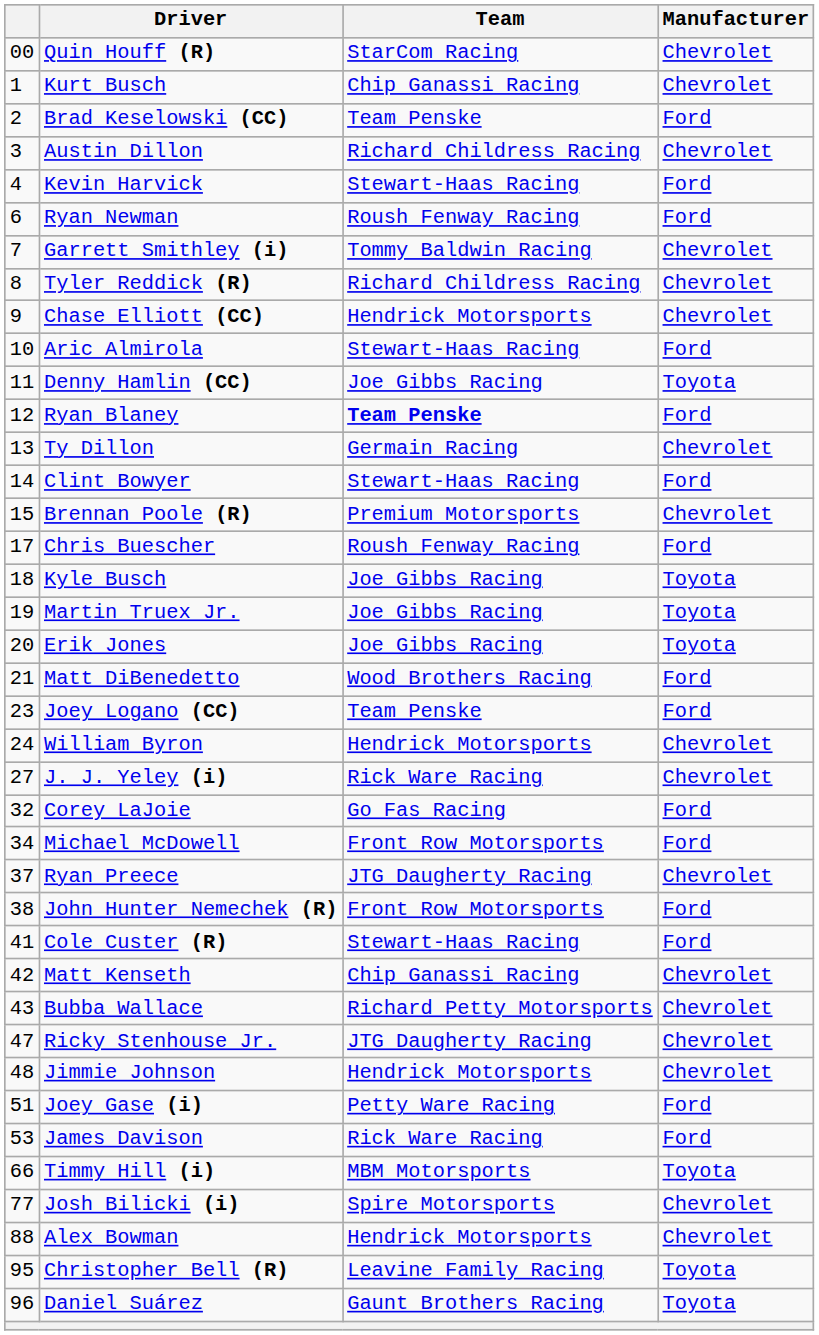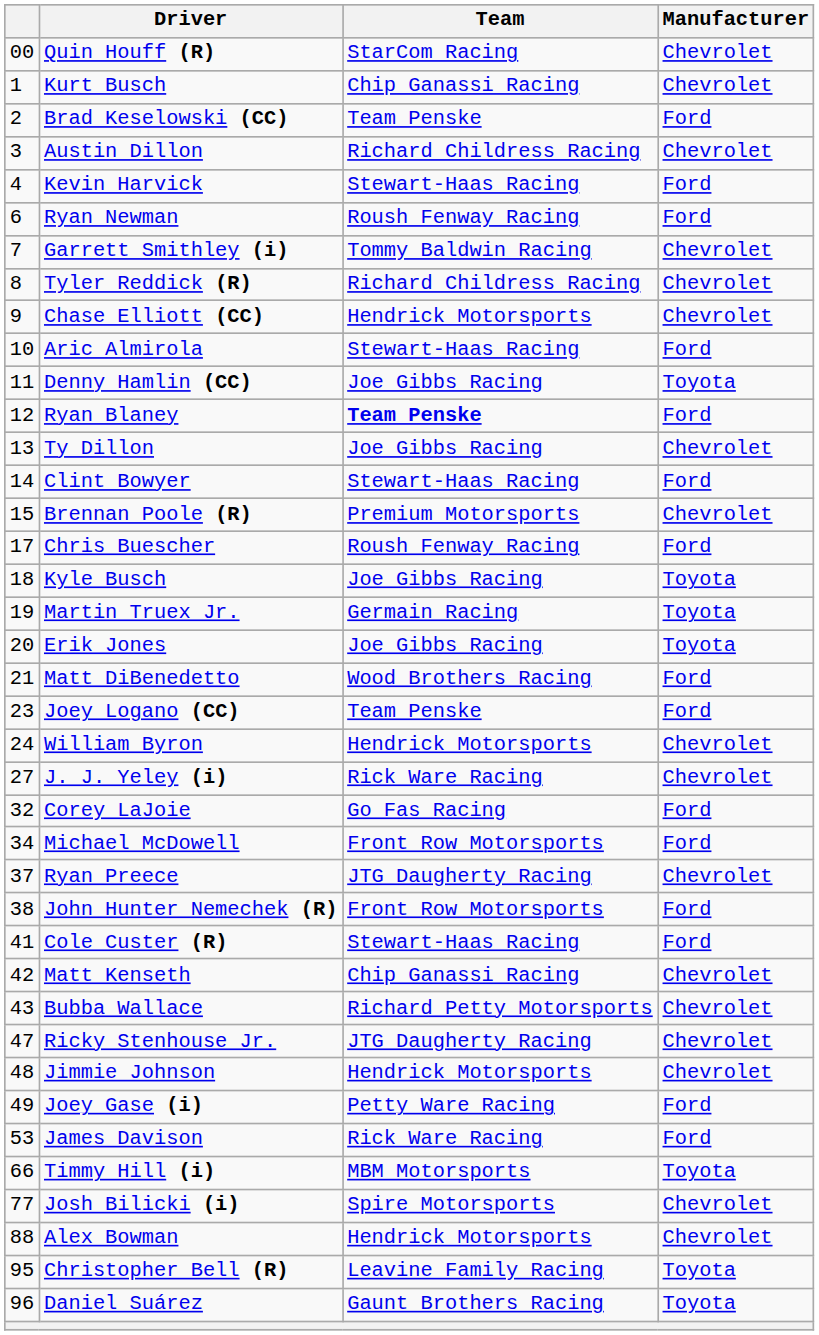(433, 449) Germain Racing -> (445, 449) Joe Gibbs Racing
(445, 614) Joe Gibbs Racing -> (433, 614) Germain Racing
(22, 1107) 51 -> (22, 1107) 49
